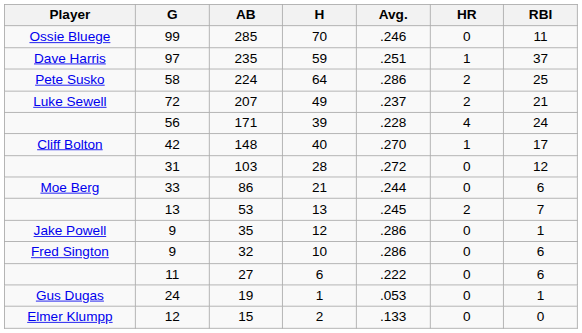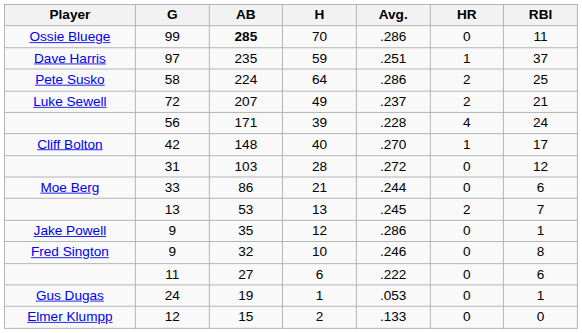(246, 36) normal -> (246, 36) bold
(393, 36) .246 -> (393, 36) .286
(393, 252) .286 -> (393, 252) .246
(541, 252) 6 -> (541, 252) 8
